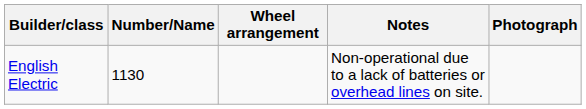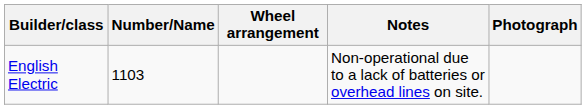(128, 74) 1130 -> (128, 74) 1103
